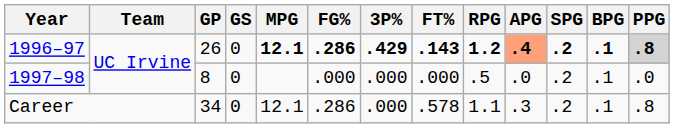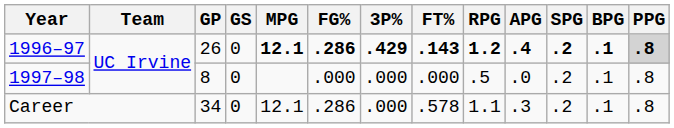(520, 49) lightsalmon background -> (520, 49) no background
(644, 78) .0 -> (644, 78) .8
